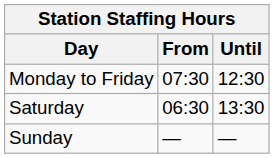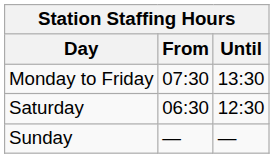(241, 78) 12:30 -> (241, 78) 13:30
(241, 108) 13:30 -> (241, 108) 12:30
